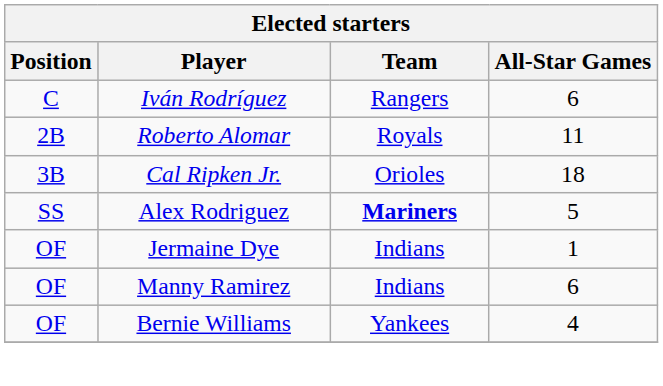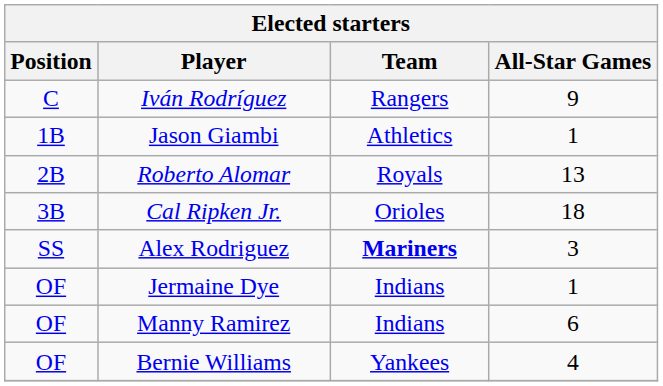(573, 98) 6 -> (573, 98) 9
+ row: (214, 135)
(573, 135) 11 -> (573, 173) 13
(573, 211) 5 -> (573, 248) 3
